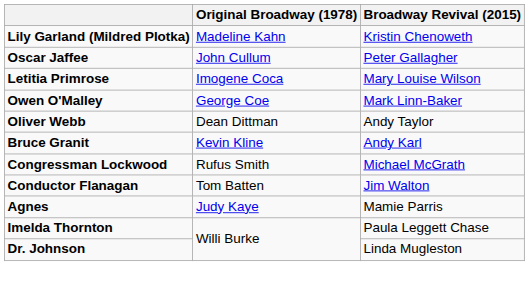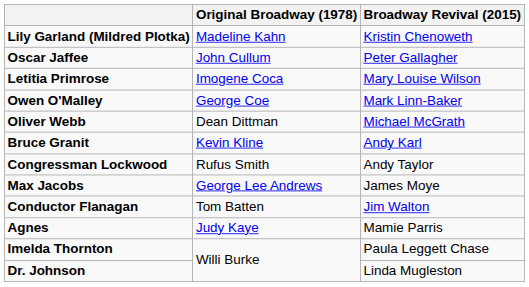(398, 121) Andy Taylor -> (414, 121) Michael McGrath
(414, 164) Michael McGrath -> (398, 164) Andy Taylor
+ row: (46, 185)
